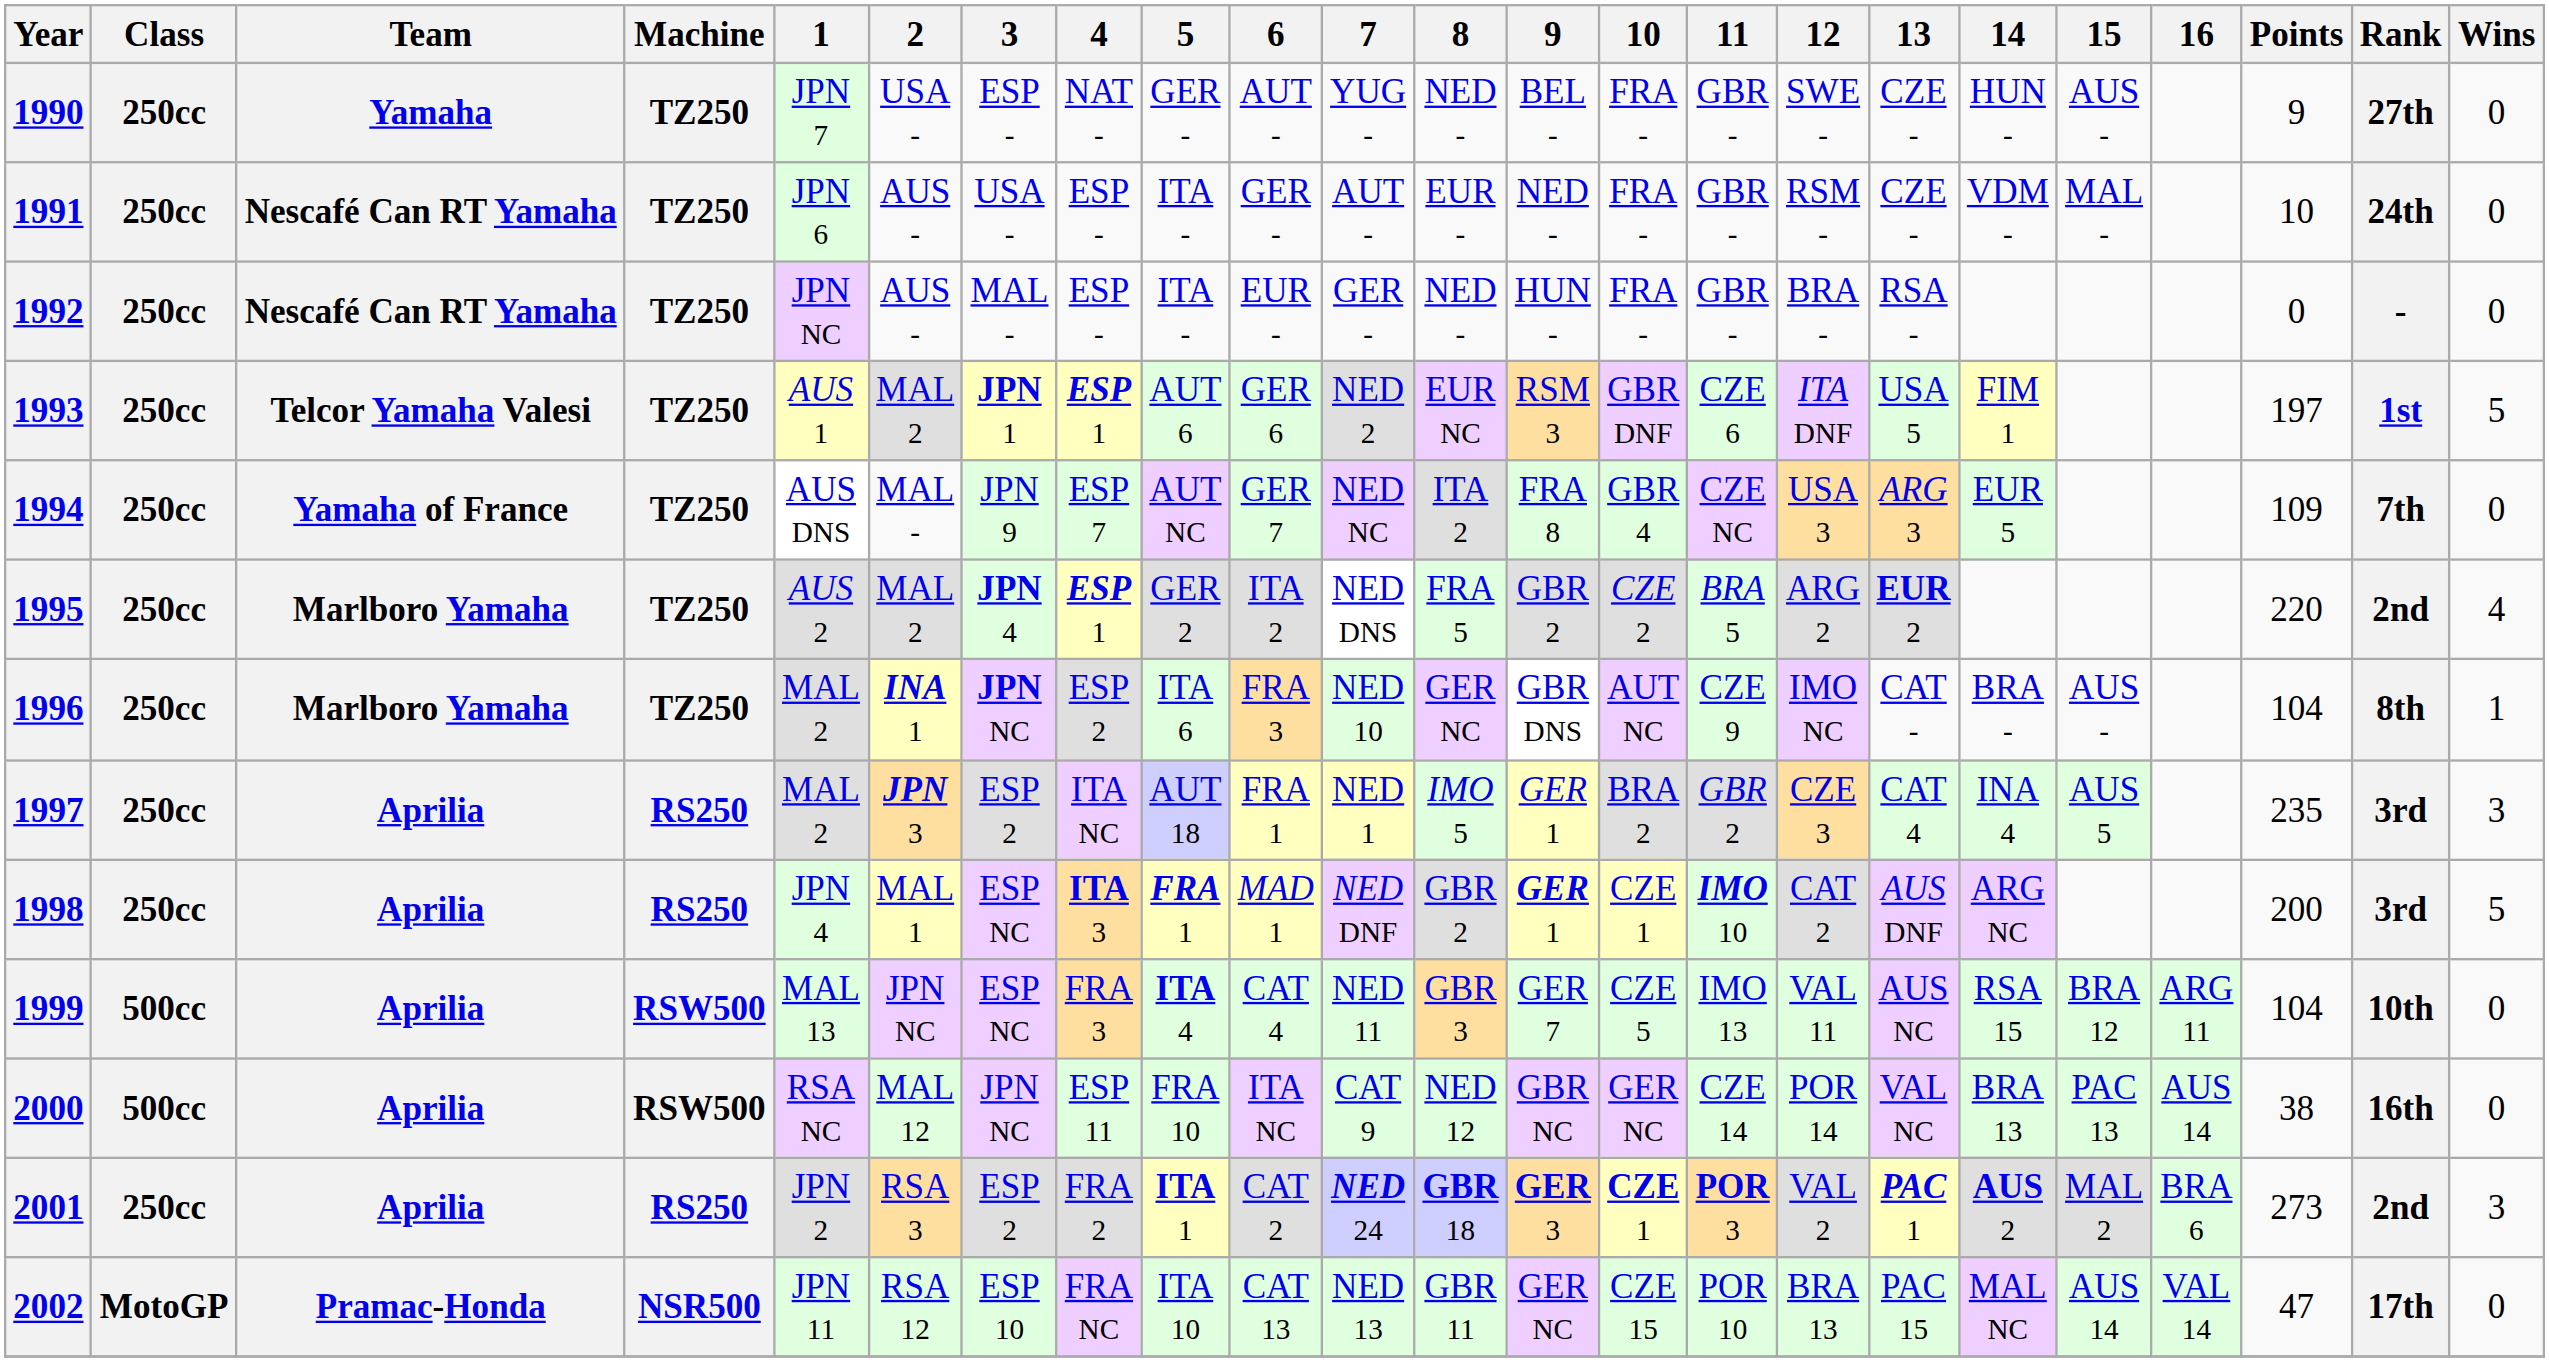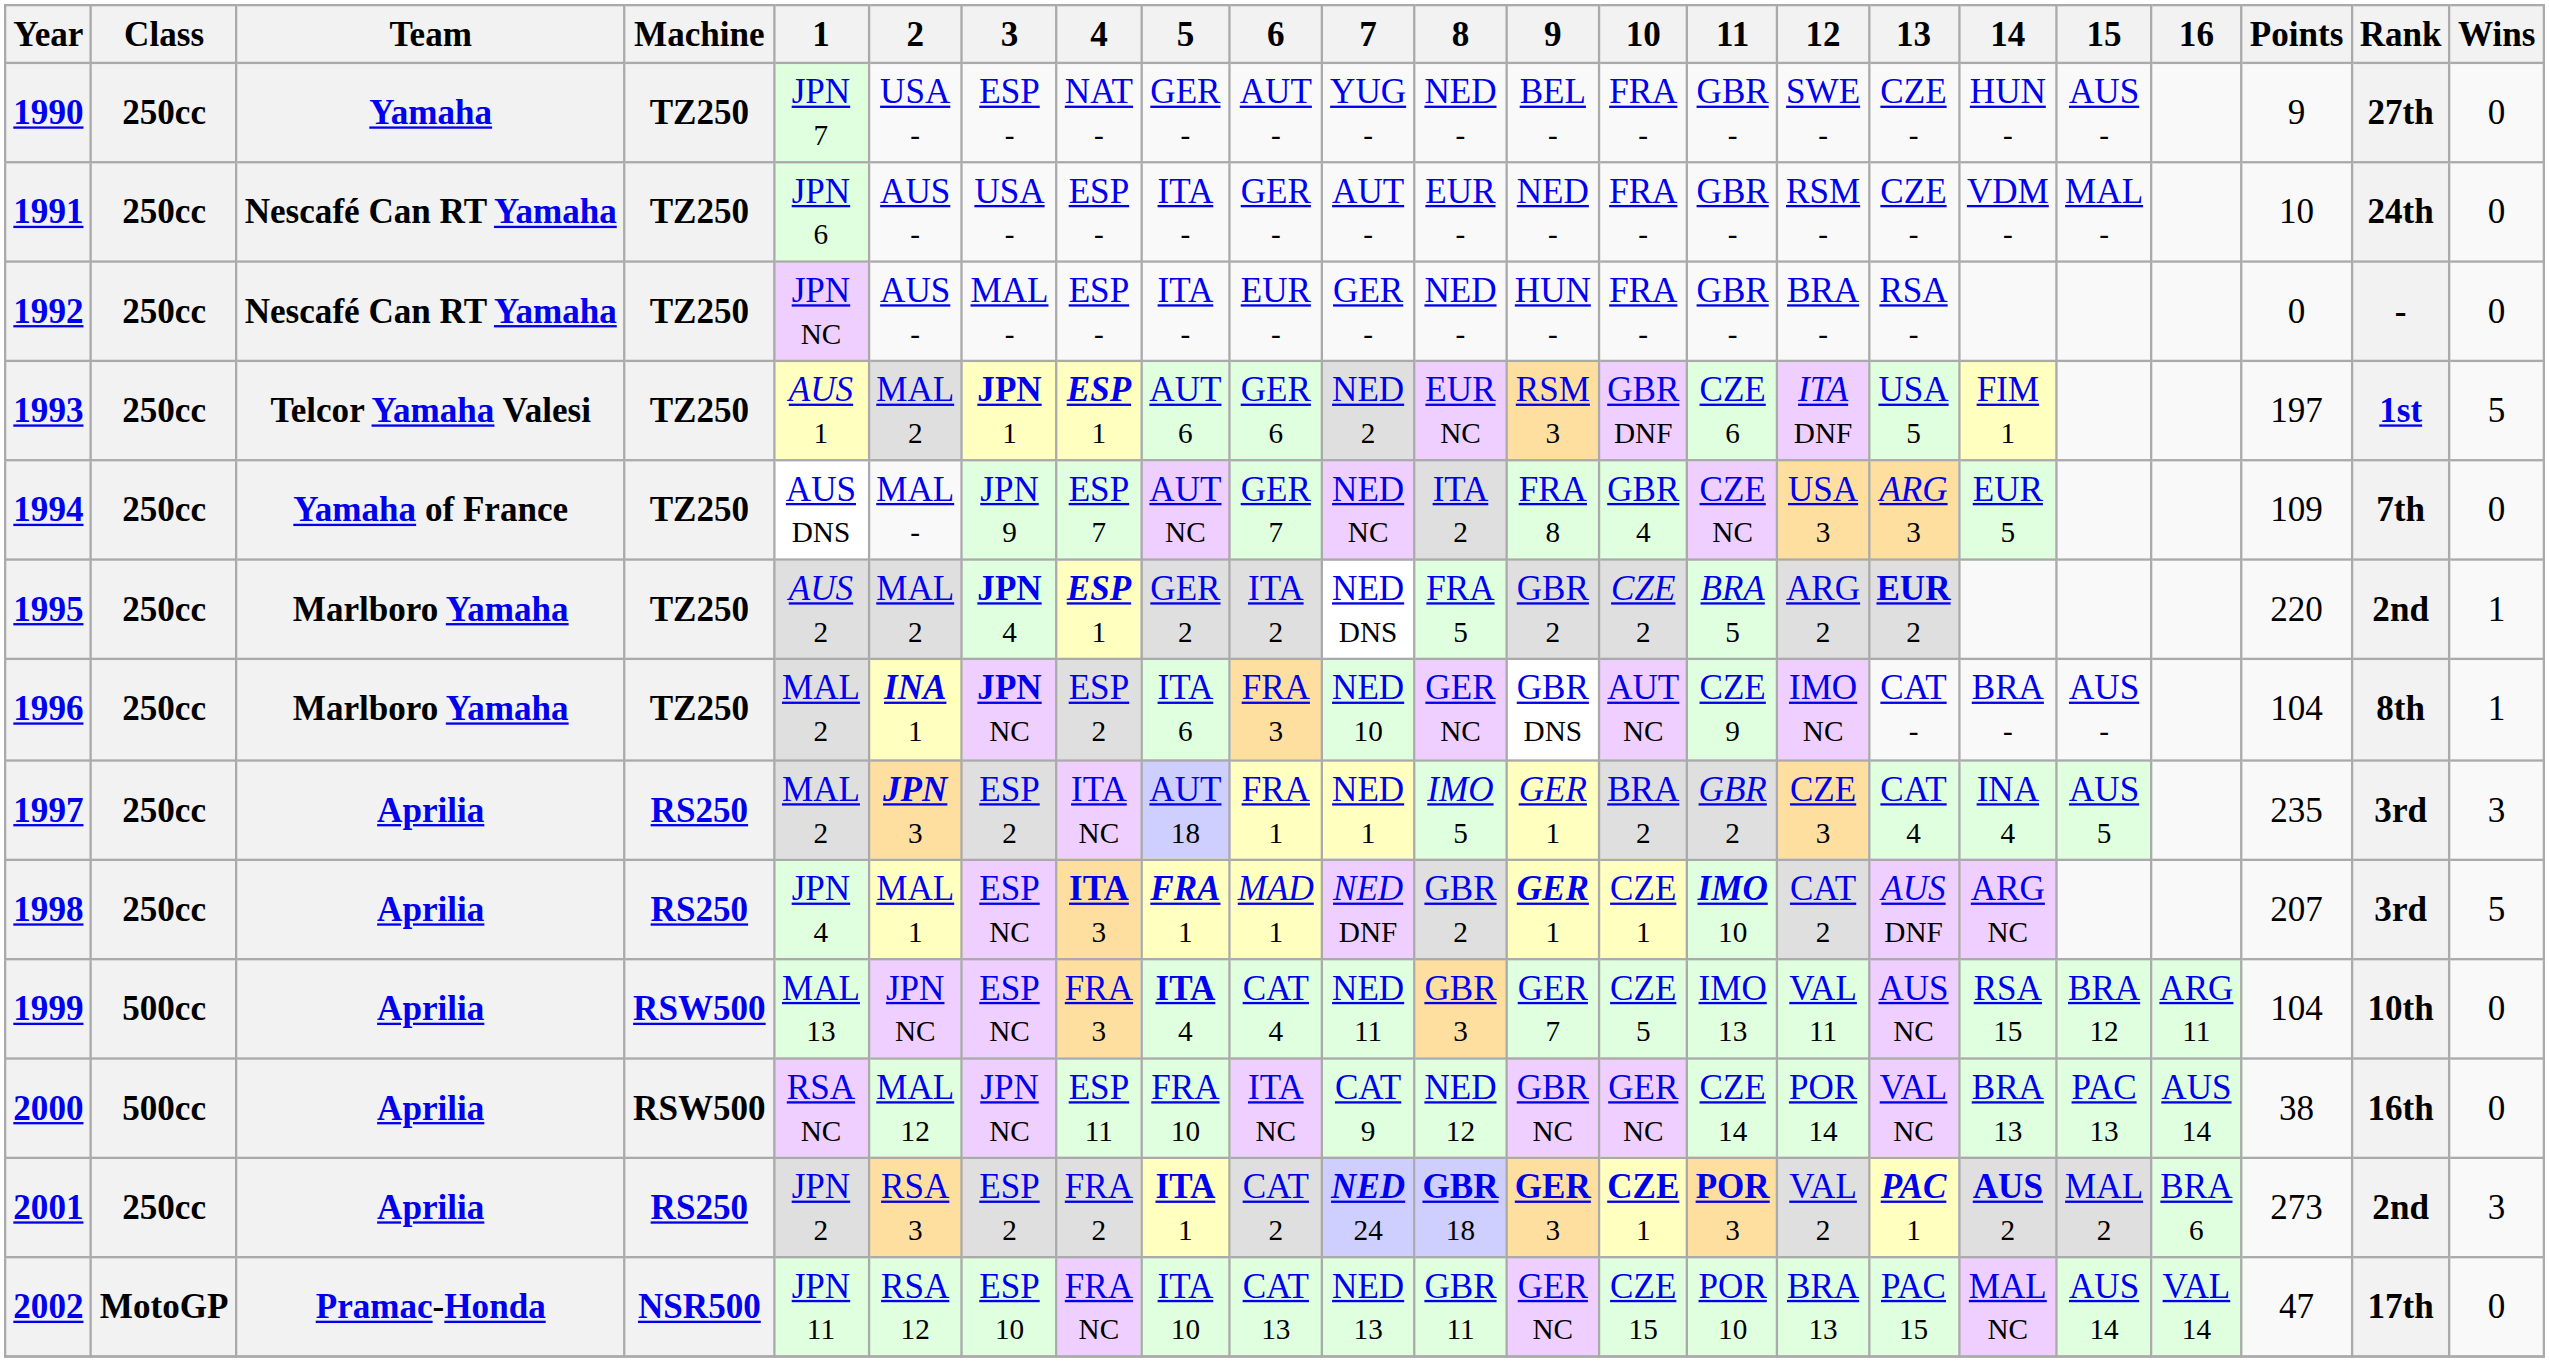(2497, 609) 4 -> (2497, 609) 1
(2297, 908) 200 -> (2297, 908) 207
